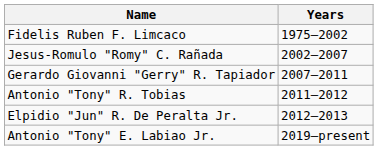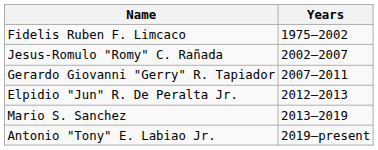- row: (97, 95)
+ row: (67, 115)
